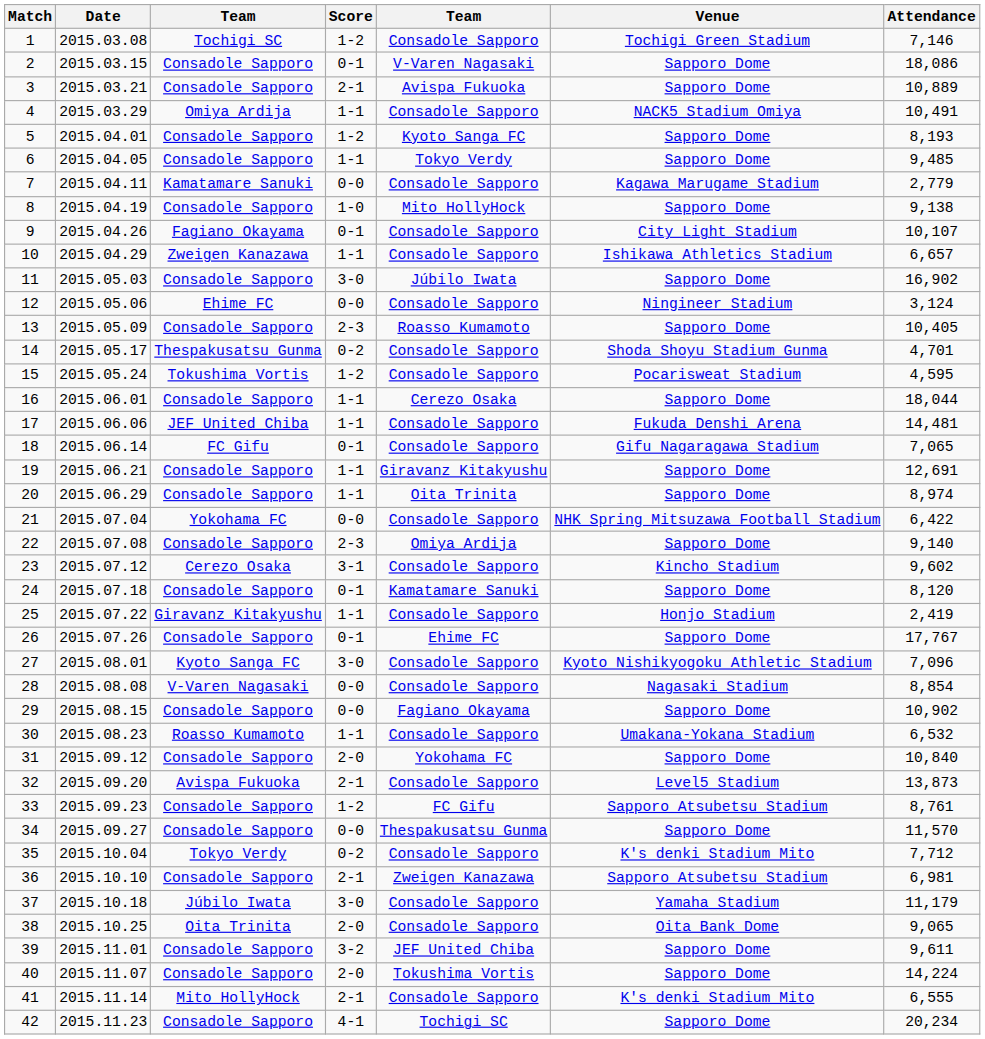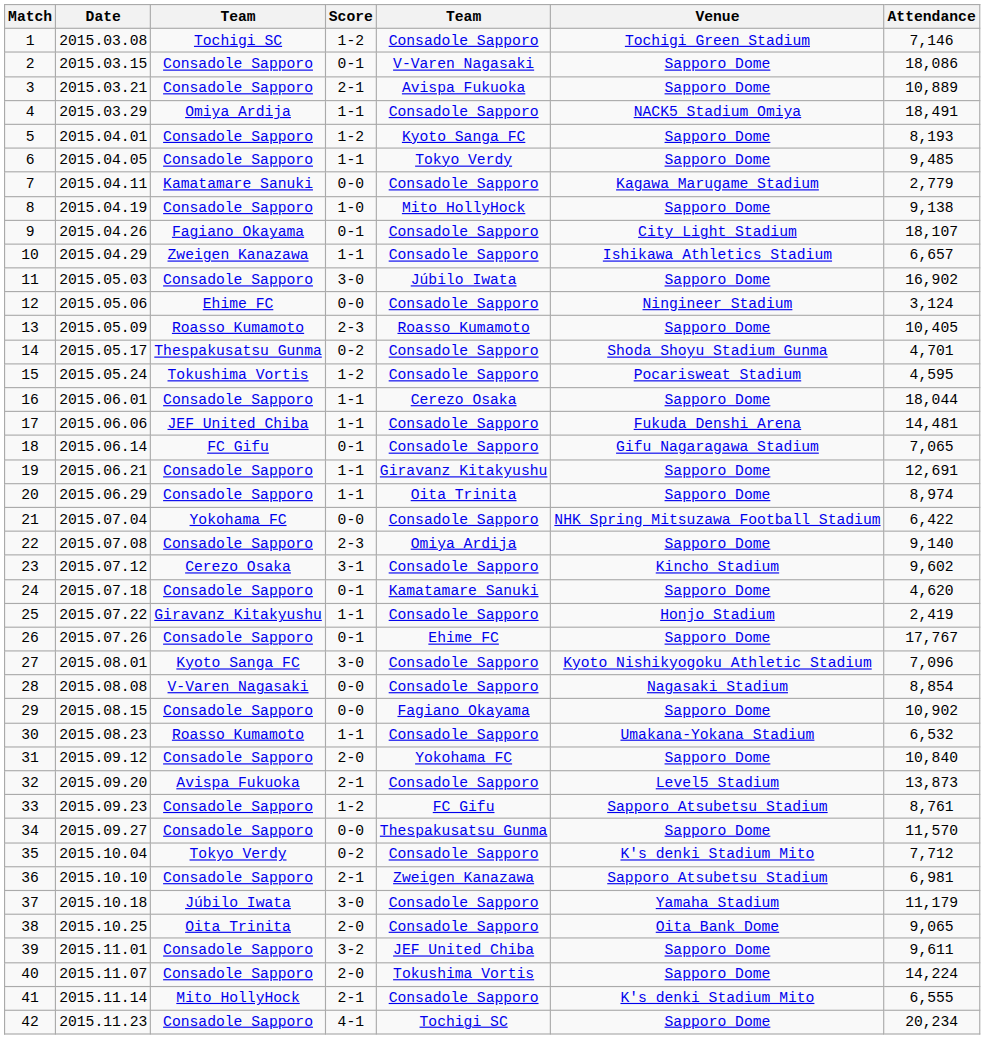(932, 112) 10,491 -> (932, 112) 18,491
(932, 232) 10,107 -> (932, 232) 18,107
(238, 328) Consadole Sapporo -> (238, 328) Roasso Kumamoto
(932, 591) 8,120 -> (932, 591) 4,620
